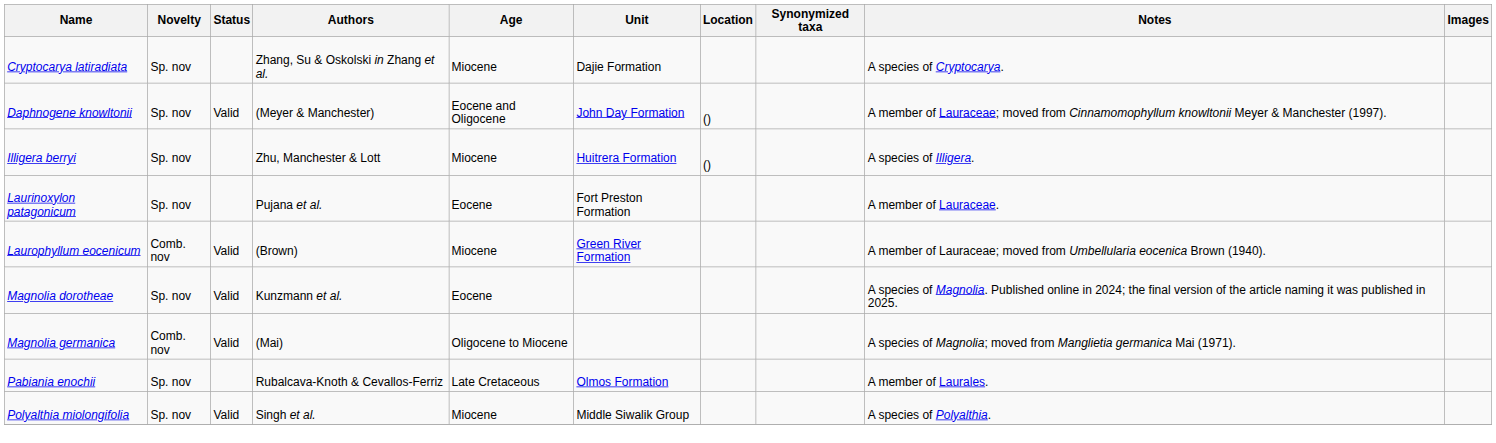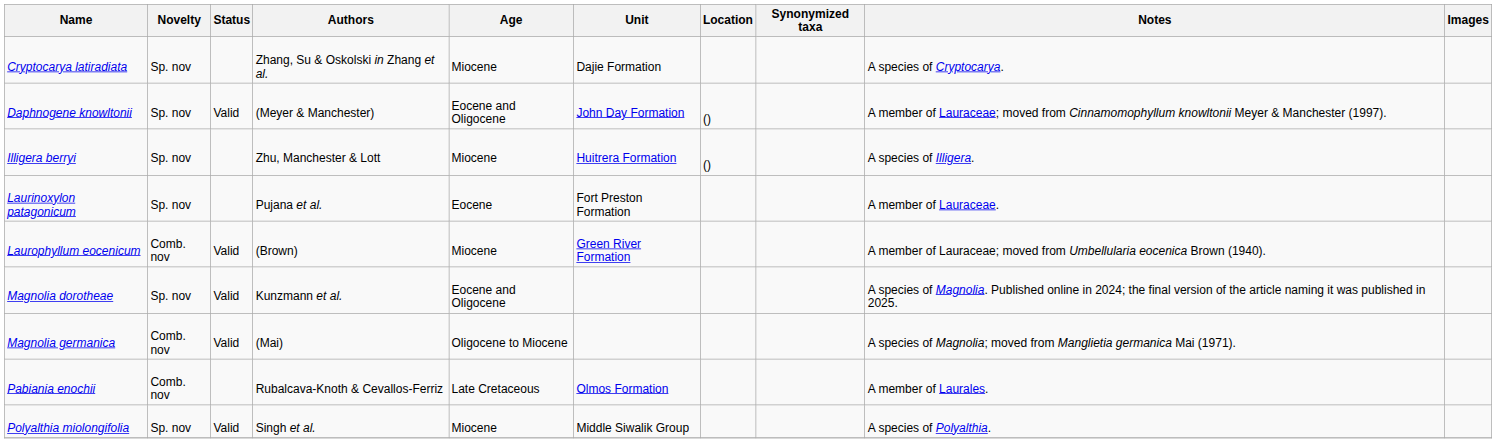(472, 296) Eocene -> (484, 296) Eocene and Oligocene
(171, 382) Sp. nov -> (168, 389) Comb. nov
